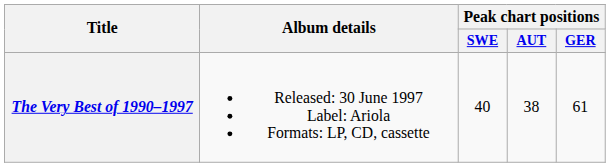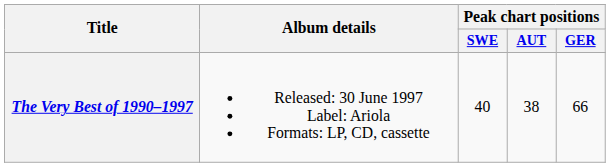(580, 107) 61 -> (580, 107) 66
